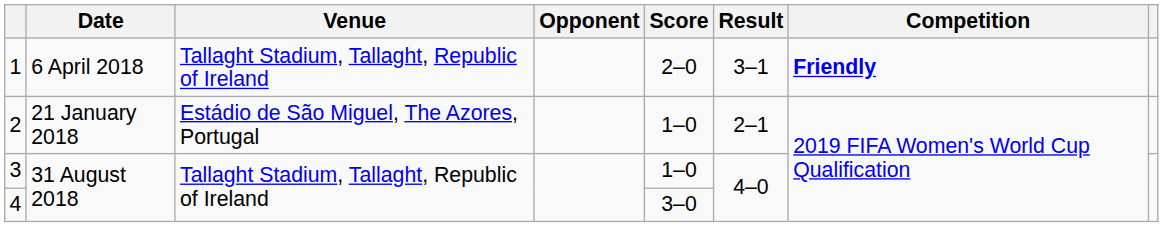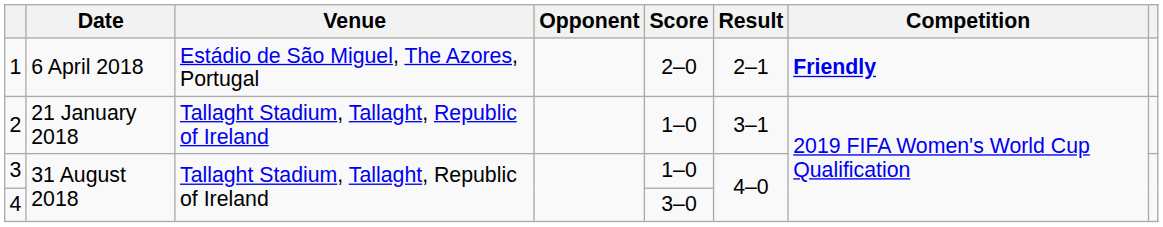(348, 67) Tallaght Stadium, Tallaght, Republic of Ireland -> (349, 67) Estádio de São Miguel, The Azores, Portugal
(751, 67) 3–1 -> (751, 67) 2–1
(349, 124) Estádio de São Miguel, The Azores, Portugal -> (348, 124) Tallaght Stadium, Tallaght, Republic of Ireland
(751, 124) 2–1 -> (751, 124) 3–1
